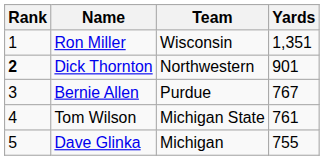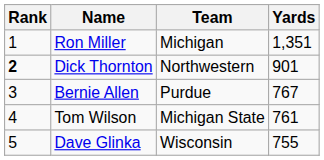(196, 42) Wisconsin -> (192, 42) Michigan
(192, 143) Michigan -> (196, 143) Wisconsin
